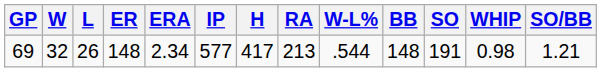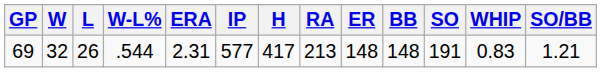columns swapped: (351, 19) <-> (124, 19)
(170, 50) 2.34 -> (191, 50) 2.31
(496, 50) 0.98 -> (496, 50) 0.83
